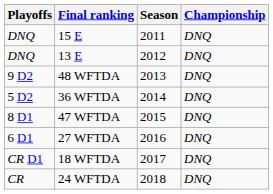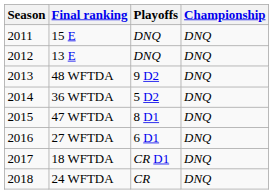columns swapped: (159, 14) <-> (30, 14)
